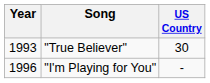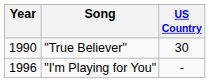(23, 48) 1993 -> (23, 48) 1990
